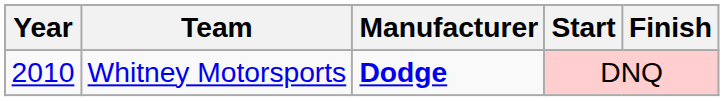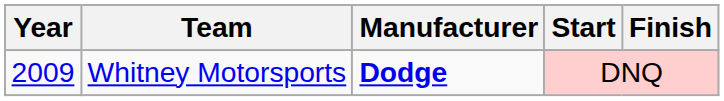(43, 72) 2010 -> (43, 72) 2009
